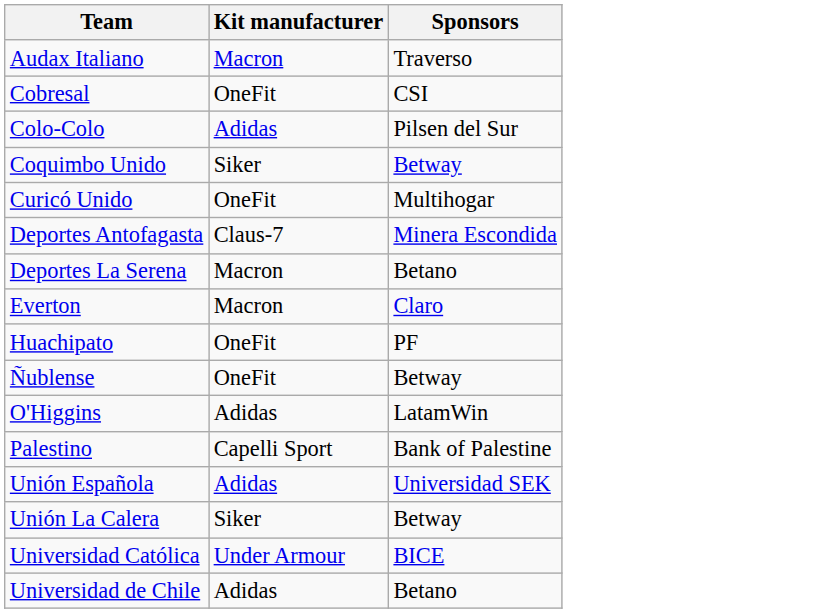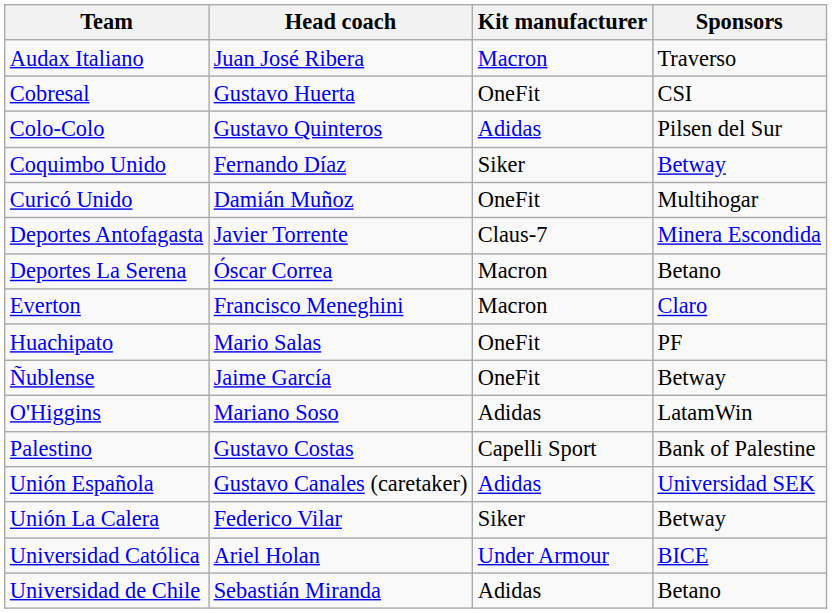+ column: (341, 22)
